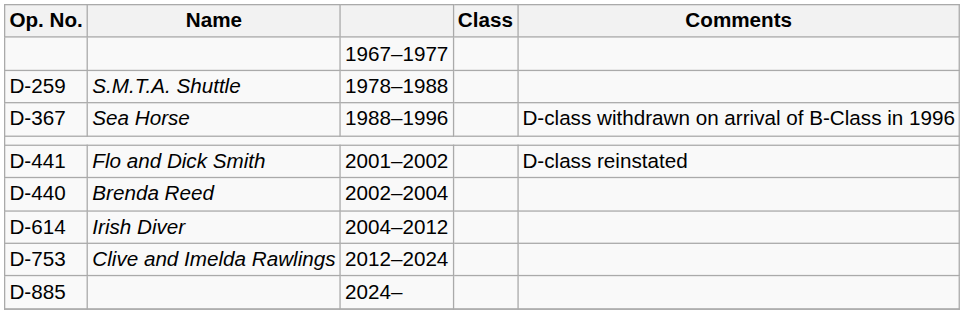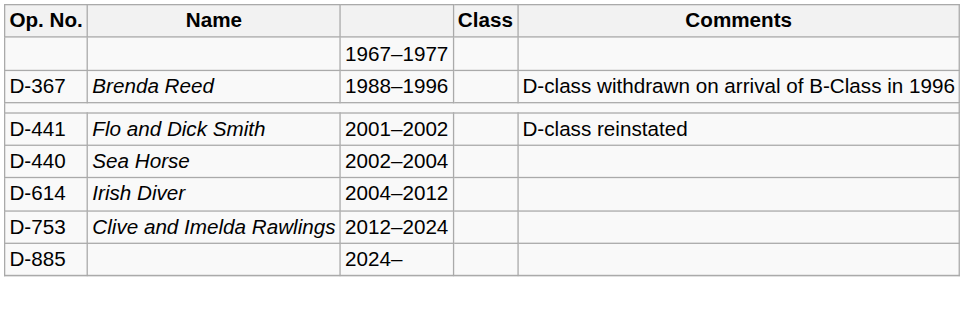- row: (38, 86)
(141, 119) Sea Horse -> (153, 86) Brenda Reed
(153, 194) Brenda Reed -> (141, 161) Sea Horse
